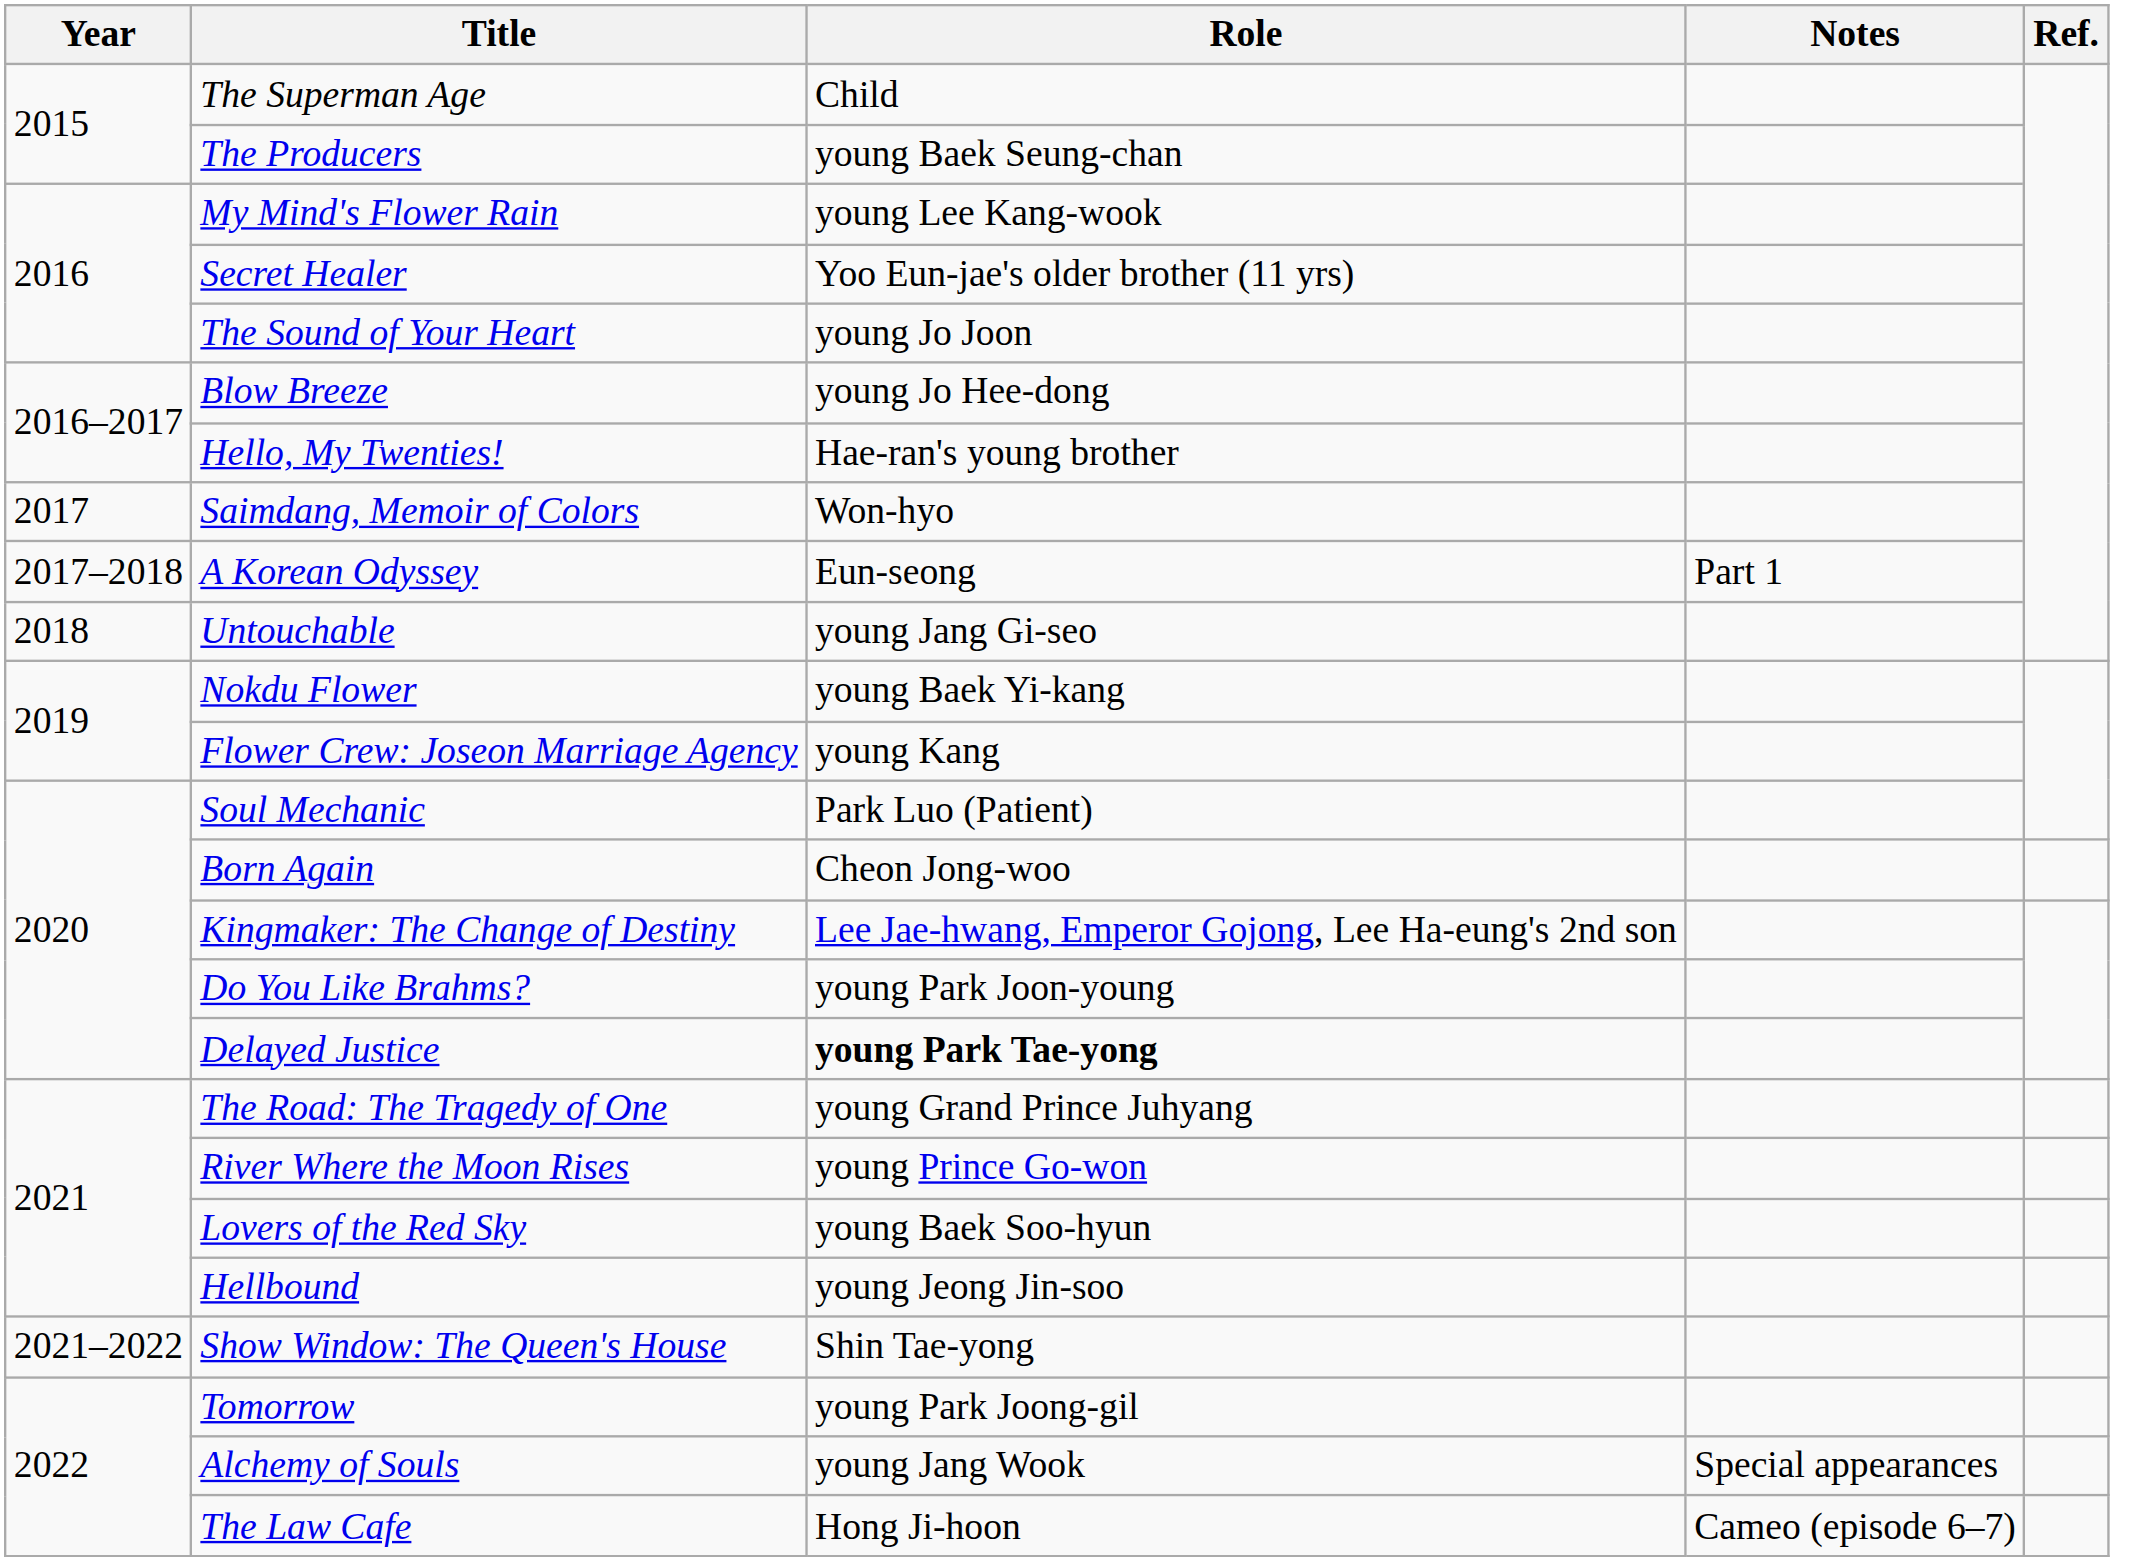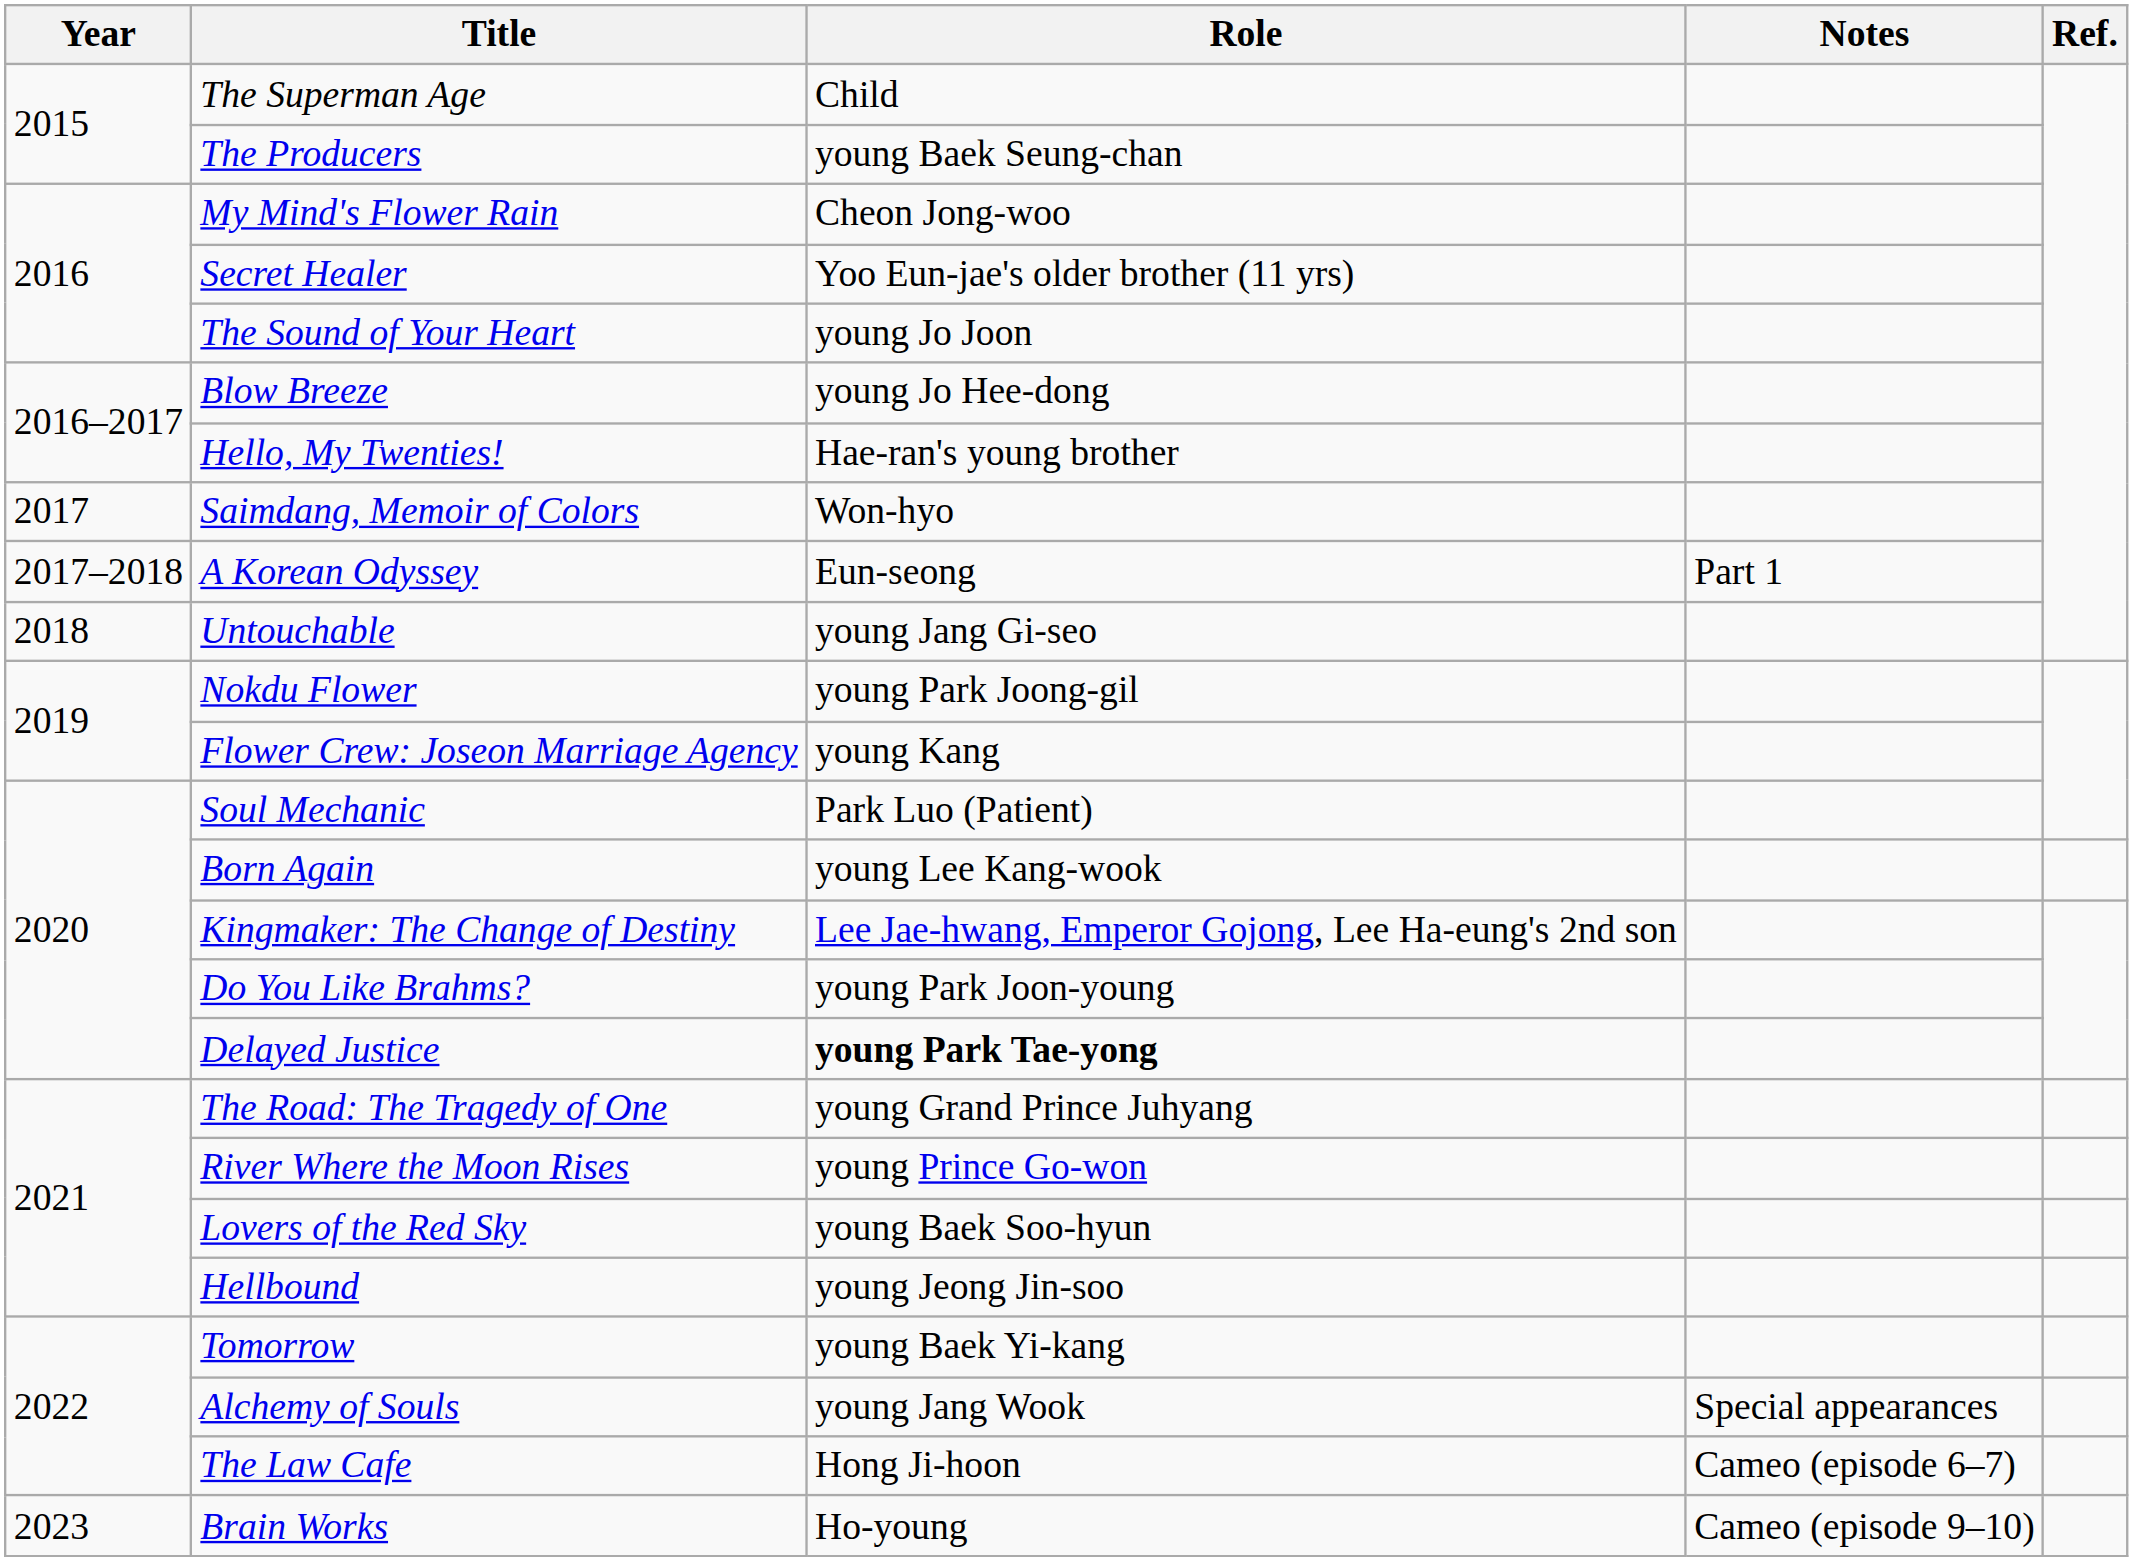(988, 213) young Lee Kang-wook -> (943, 213) Cheon Jong-woo
(970, 690) young Baek Yi-kang -> (977, 690) young Park Joong-gil
(943, 869) Cheon Jong-woo -> (988, 869) young Lee Kang-wook
- row: (463, 1346)
(977, 1405) young Park Joong-gil -> (970, 1346) young Baek Yi-kang
+ row: (294, 1525)
